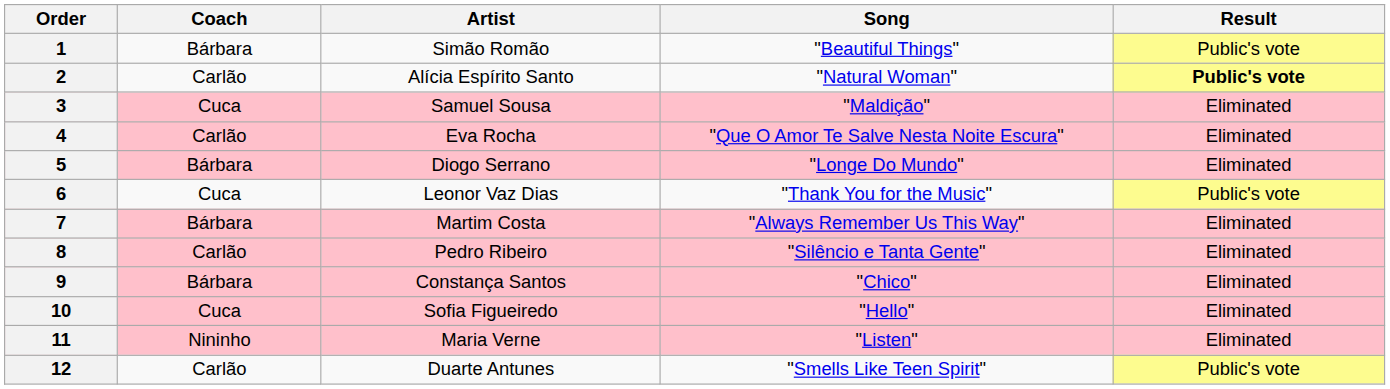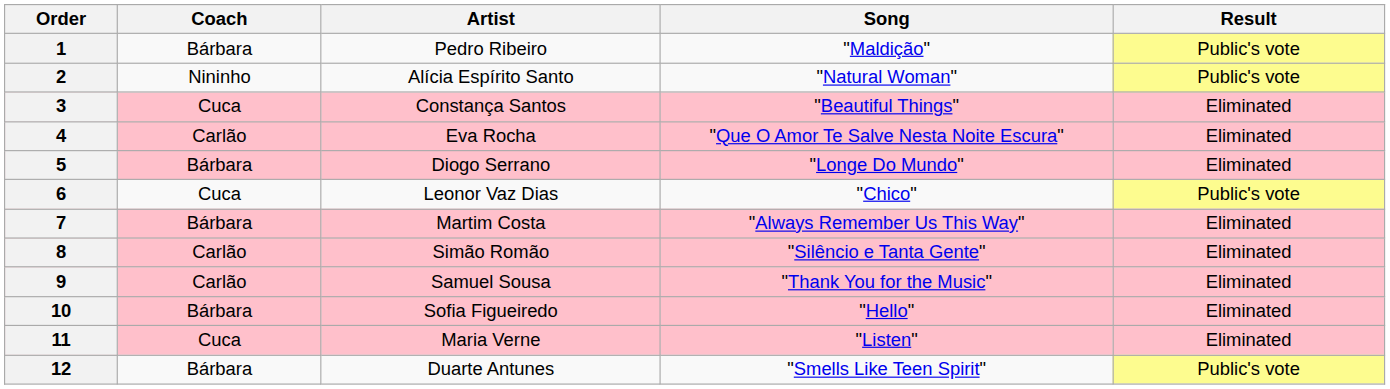(491, 48) Simão Romão -> (491, 48) Pedro Ribeiro
(887, 48) "Beautiful Things" -> (887, 48) "Maldição"
(219, 77) Carlão -> (219, 77) Nininho
(1249, 77) bold -> (1249, 77) normal
(491, 106) Samuel Sousa -> (491, 106) Constança Santos
(887, 106) "Maldição" -> (887, 106) "Beautiful Things"
(887, 194) "Thank You for the Music" -> (887, 194) "Chico"
(491, 252) Pedro Ribeiro -> (491, 252) Simão Romão
(219, 281) Bárbara -> (219, 281) Carlão
(491, 281) Constança Santos -> (491, 281) Samuel Sousa
(887, 281) "Chico" -> (887, 281) "Thank You for the Music"
(219, 310) Cuca -> (219, 310) Bárbara
(219, 340) Nininho -> (219, 340) Cuca
(219, 369) Carlão -> (219, 369) Bárbara
